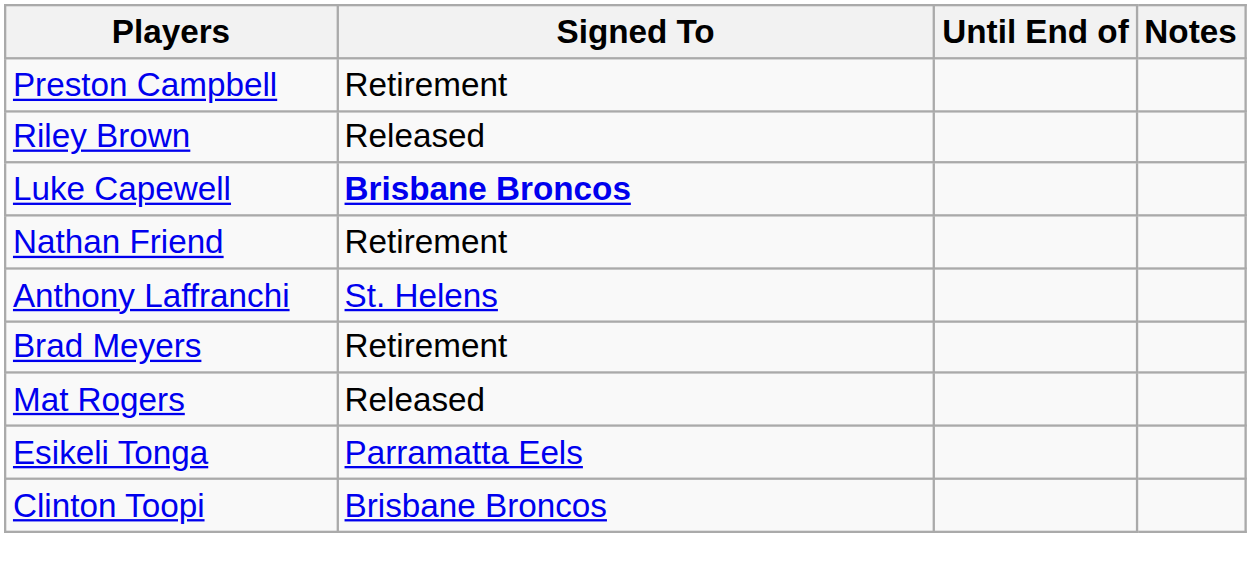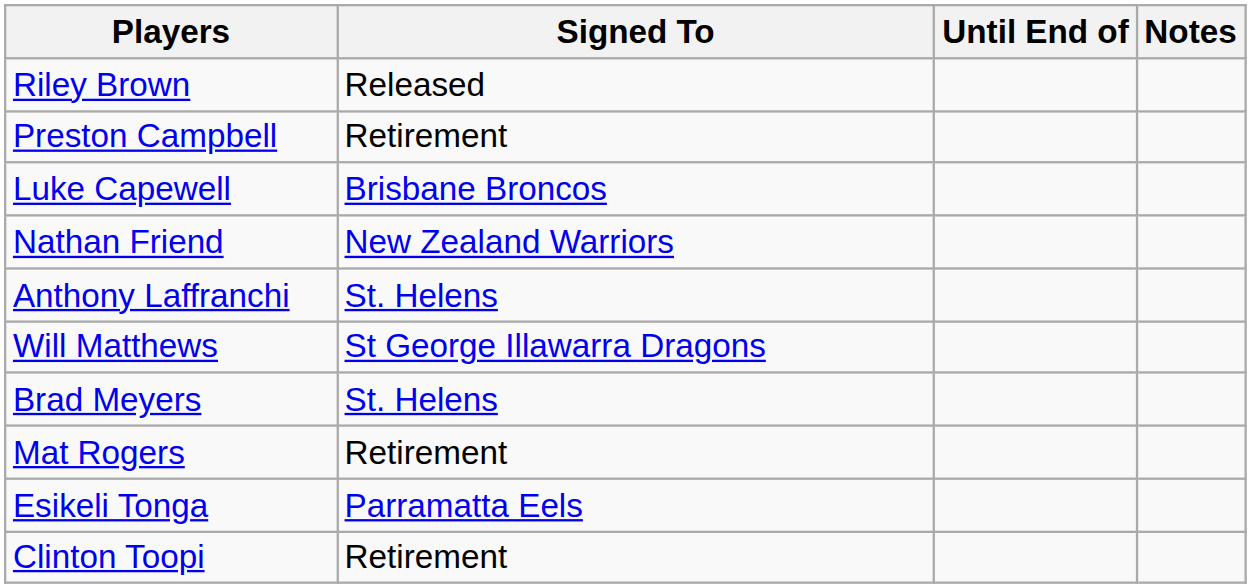rows swapped: (102, 137) <-> (145, 84)
(488, 189) bold -> (476, 189) normal
(426, 242) Retirement -> (509, 242) New Zealand Warriors
+ row: (115, 347)
(426, 347) Retirement -> (421, 400) St. Helens
(415, 400) Released -> (426, 452) Retirement
(476, 505) Brisbane Broncos -> (426, 557) Retirement
